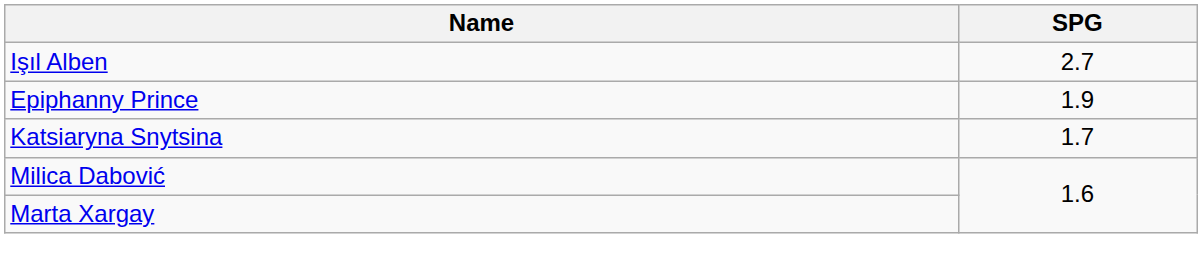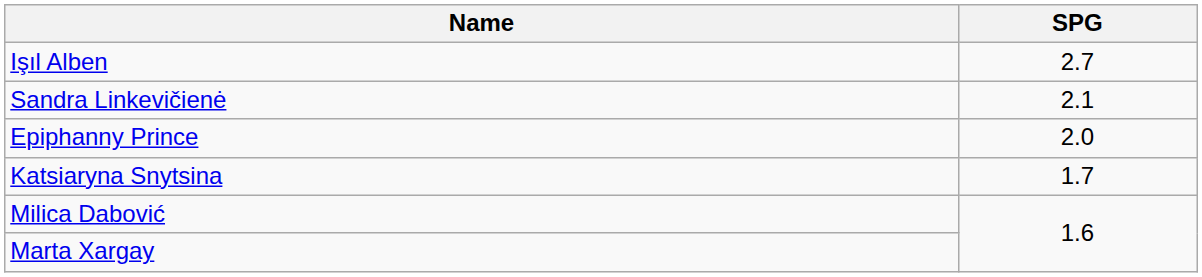+ row: (118, 99)
(1077, 99) 1.9 -> (1077, 137) 2.0
